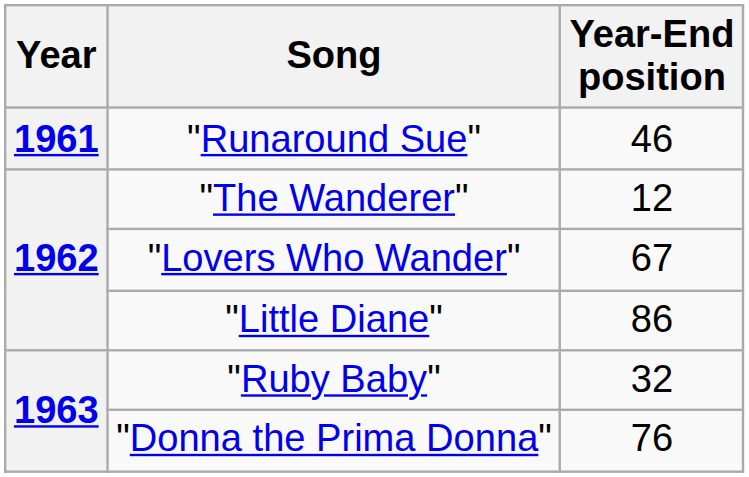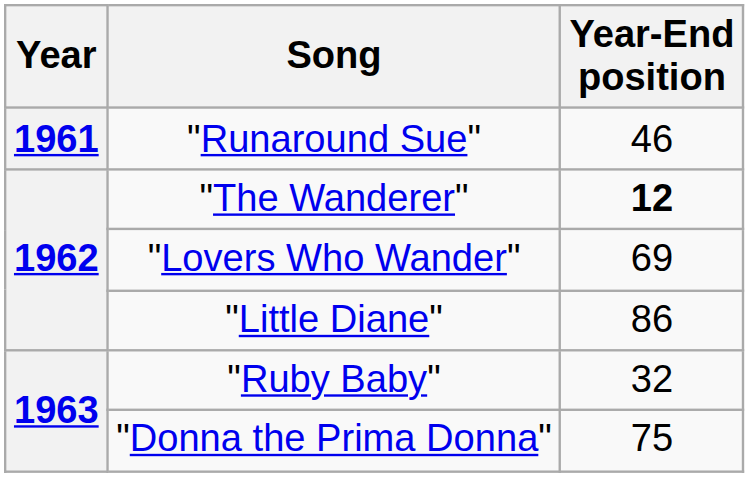(652, 198) normal -> (652, 198) bold
(652, 258) 67 -> (652, 258) 69
(652, 439) 76 -> (652, 439) 75
